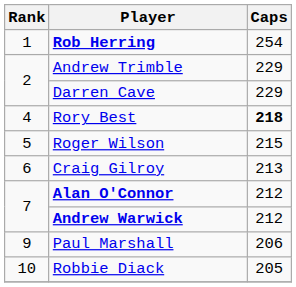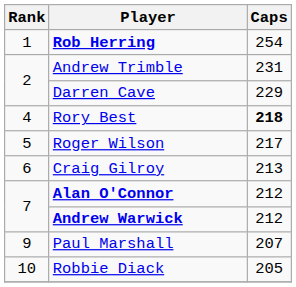(269, 68) 229 -> (269, 68) 231
(269, 143) 215 -> (269, 143) 217
(269, 244) 206 -> (269, 244) 207
